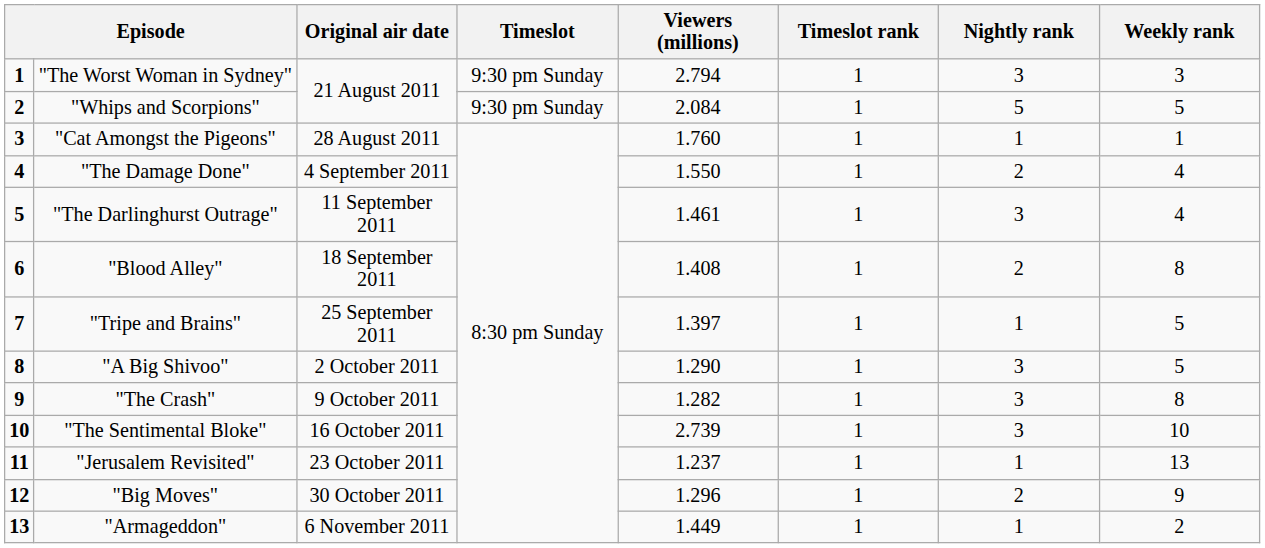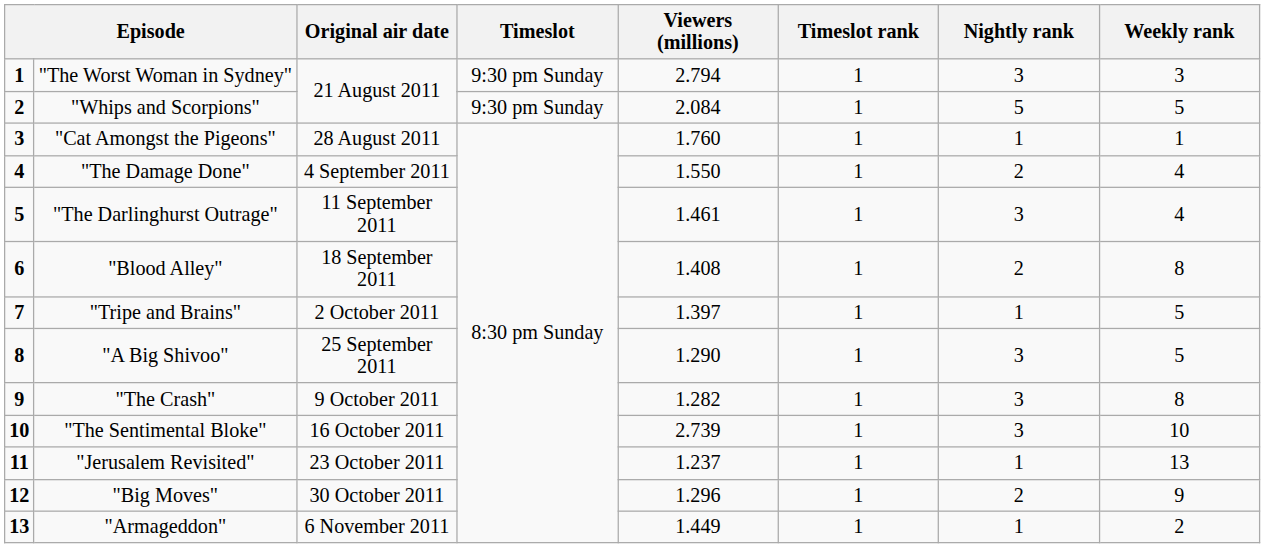(377, 323) 25 September 2011 -> (377, 312) 2 October 2011
(377, 366) 2 October 2011 -> (377, 355) 25 September 2011
